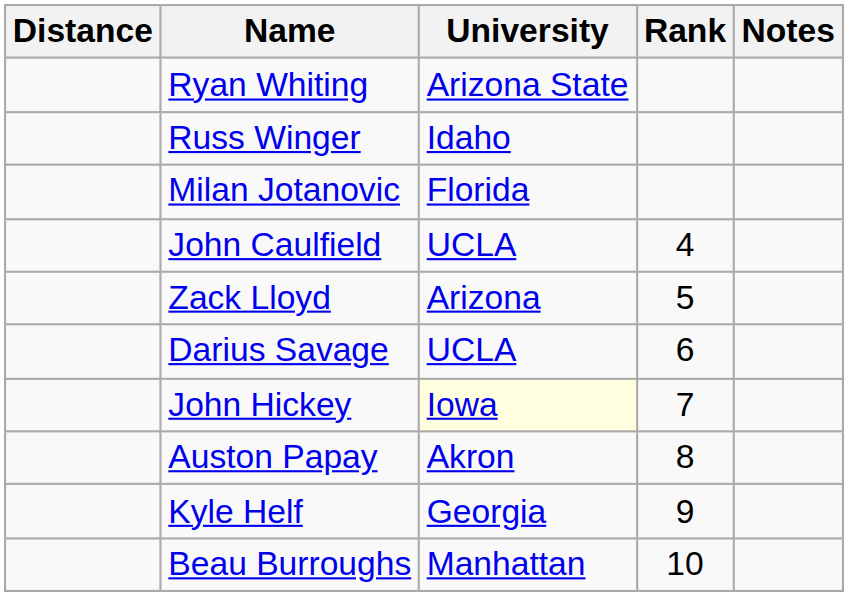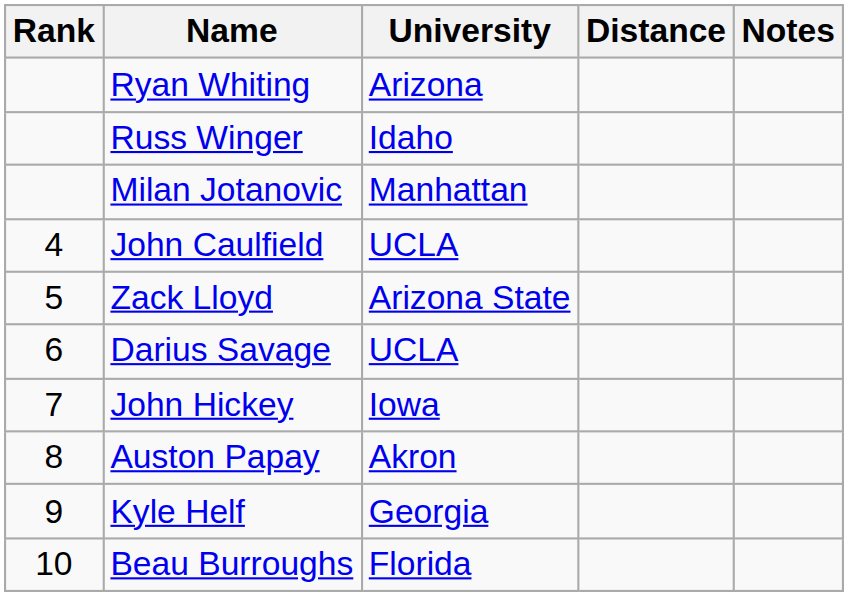columns swapped: (685, 31) <-> (83, 31)
(528, 84) Arizona State -> (426, 84) Arizona
(478, 191) Florida -> (448, 191) Manhattan
(484, 297) Arizona -> (470, 297) Arizona State
(462, 404) lightyellow background -> (404, 404) no background
(506, 564) Manhattan -> (420, 564) Florida
